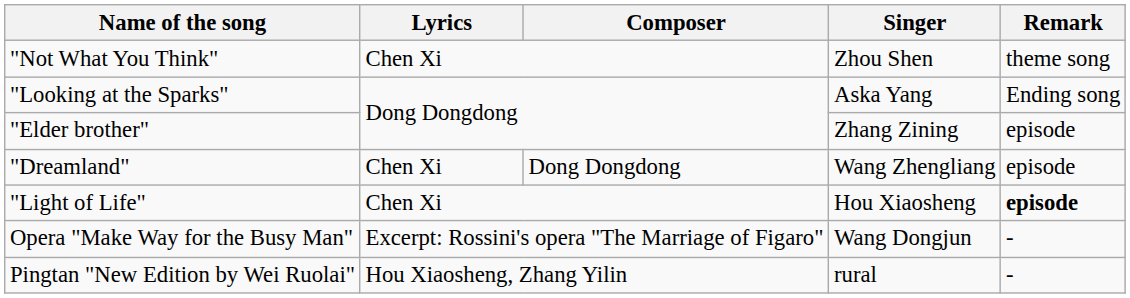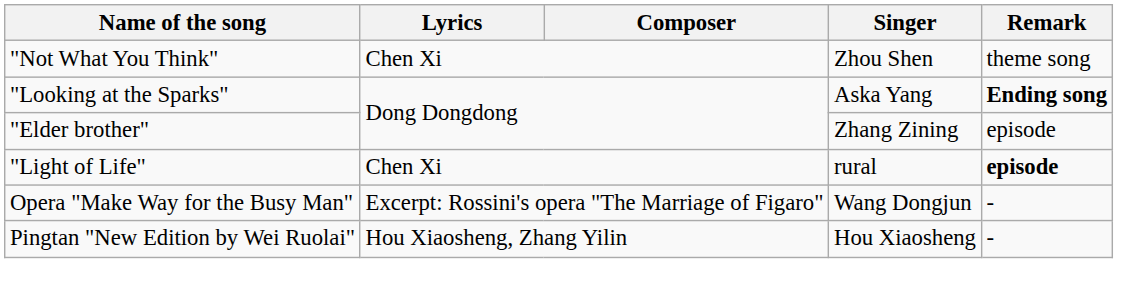(1063, 94) normal -> (1047, 94) bold
- row: (70, 166)
(905, 202) Hou Xiaosheng -> (855, 166) rural
(855, 274) rural -> (905, 238) Hou Xiaosheng
